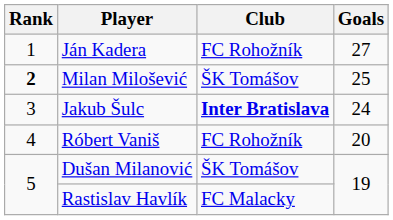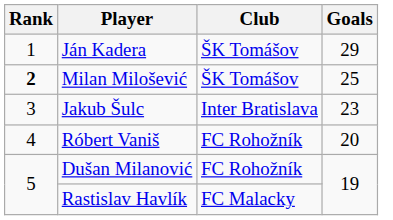(252, 49) FC Rohožník -> (250, 49) ŠK Tomášov
(361, 49) 27 -> (350, 49) 29
(265, 109) bold -> (259, 109) normal
(361, 109) 24 -> (350, 109) 23
(250, 169) ŠK Tomášov -> (252, 169) FC Rohožník
